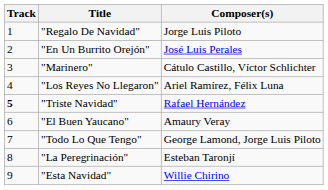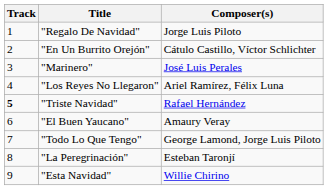(203, 49) José Luis Perales -> (240, 49) Cátulo Castillo, Víctor Schlichter
(240, 67) Cátulo Castillo, Víctor Schlichter -> (203, 67) José Luis Perales
